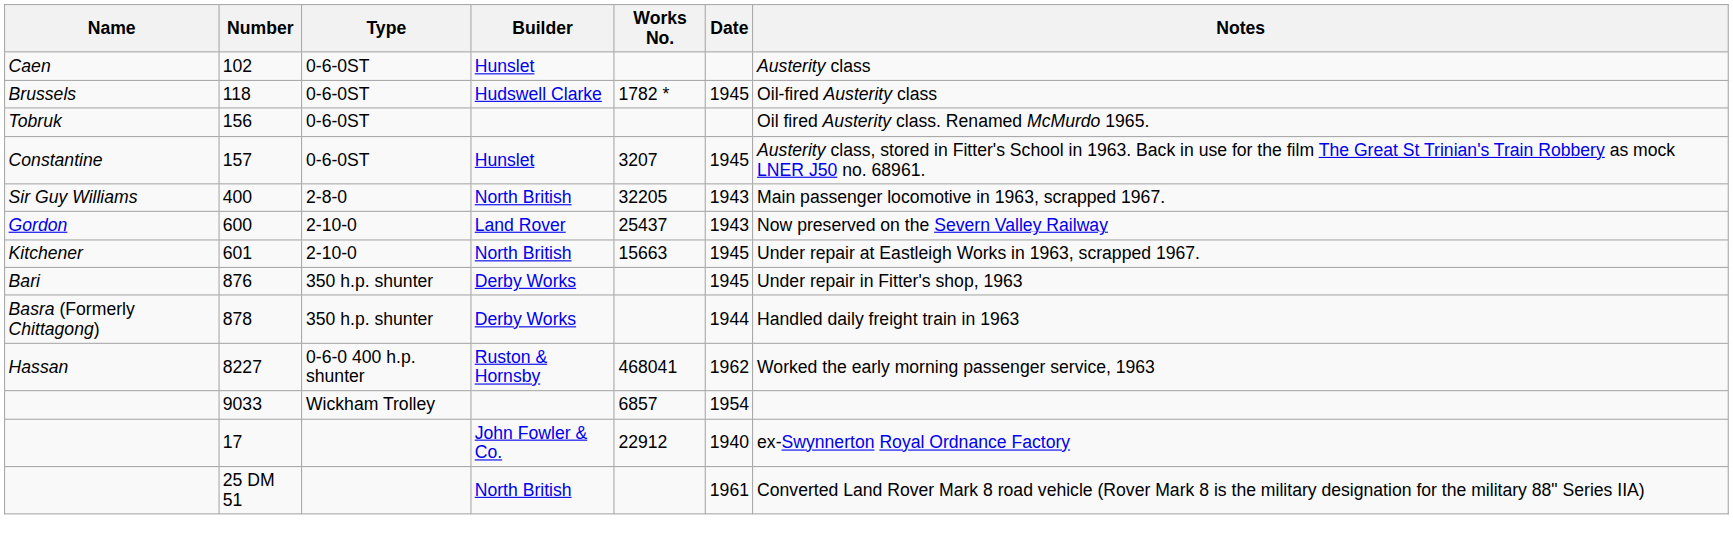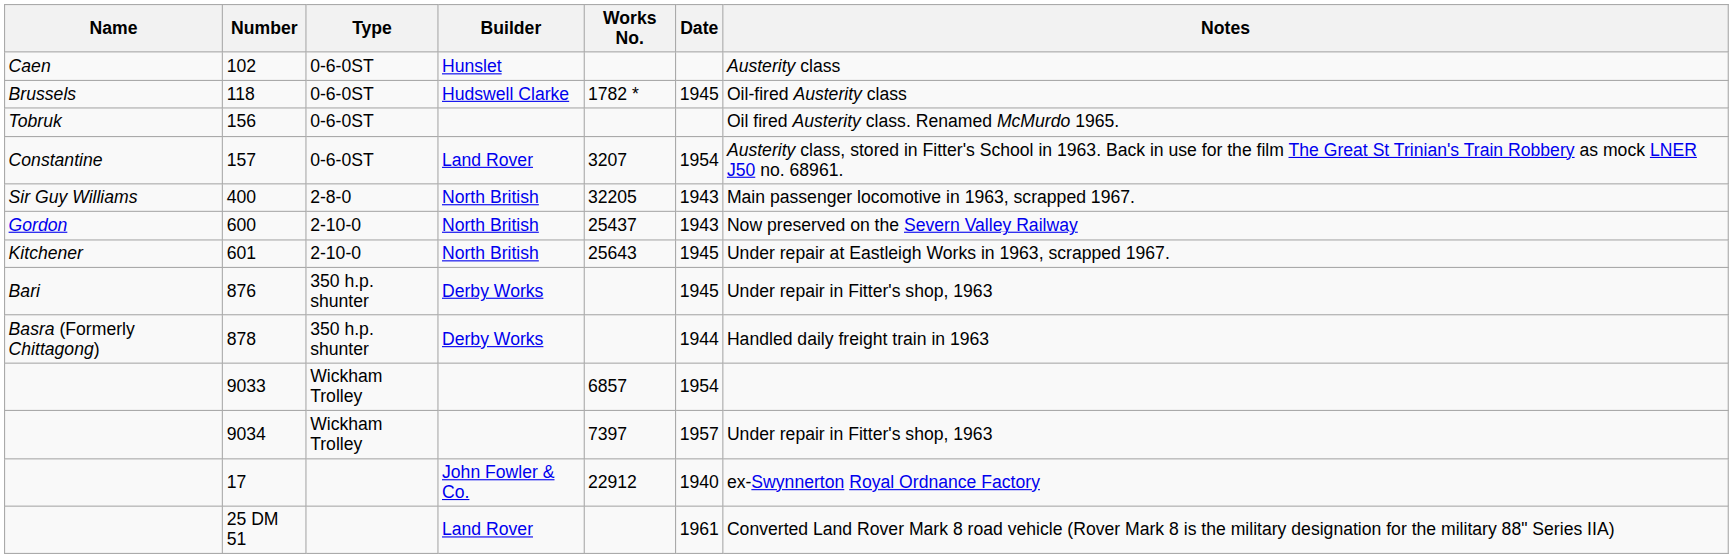(505, 159) Hunslet -> (488, 159) Land Rover
(729, 159) 1945 -> (699, 159) 1954
(520, 225) Land Rover -> (490, 225) North British
(643, 253) 15663 -> (612, 253) 25643
- row: (242, 366)
+ row: (246, 434)
(523, 490) North British -> (488, 529) Land Rover
